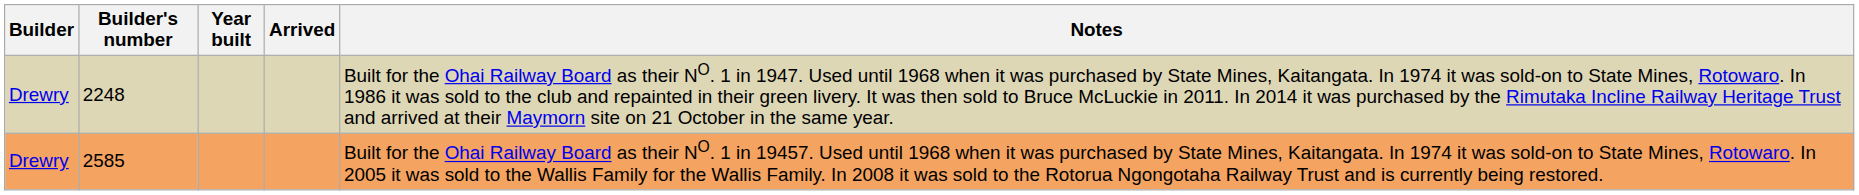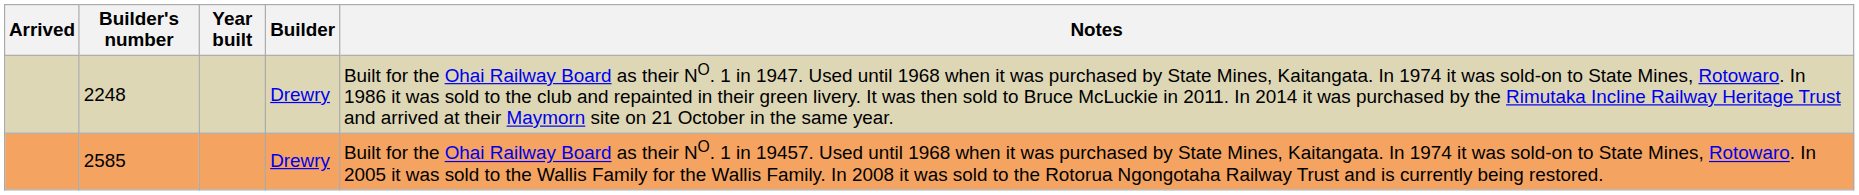columns swapped: (41, 30) <-> (302, 30)
